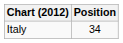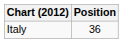(95, 30) 34 -> (95, 30) 36
